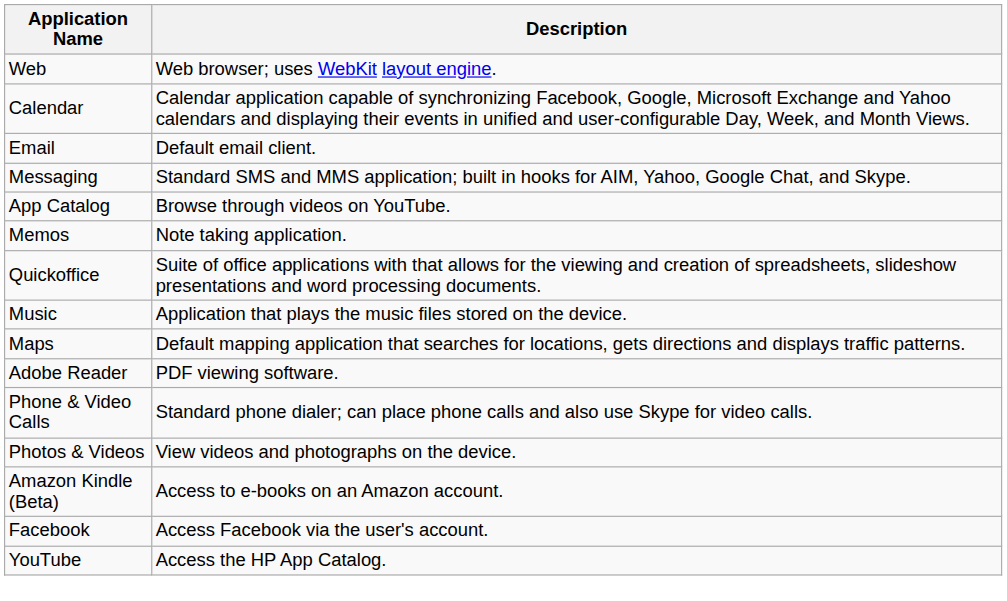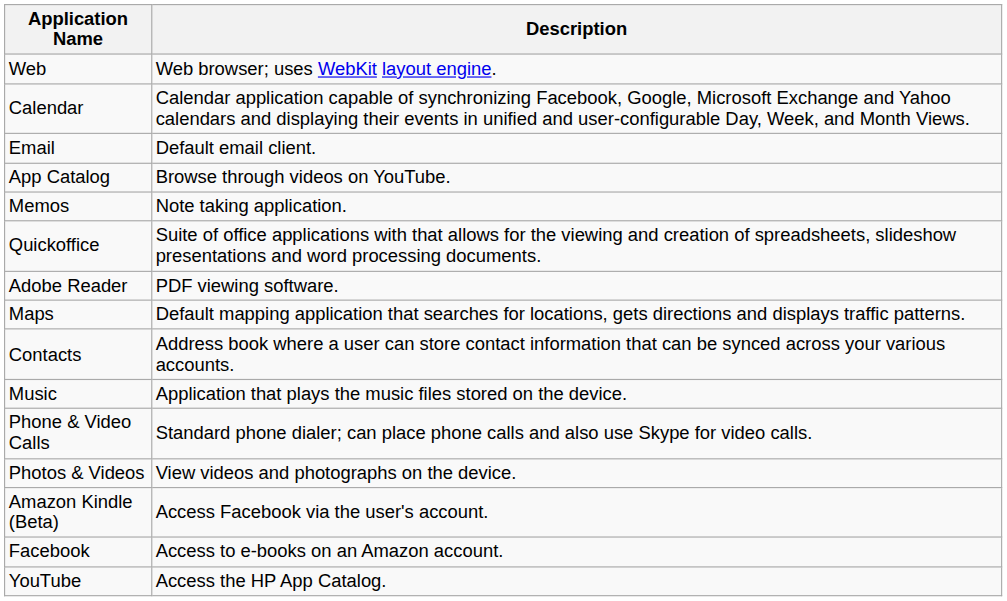- row: (53, 177)
rows swapped: (68, 373) <-> (33, 314)
+ row: (45, 354)
(330, 491) Access to e-books on an Amazon account. -> (322, 512) Access Facebook via the user's account.
(322, 531) Access Facebook via the user's account. -> (330, 551) Access to e-books on an Amazon account.
